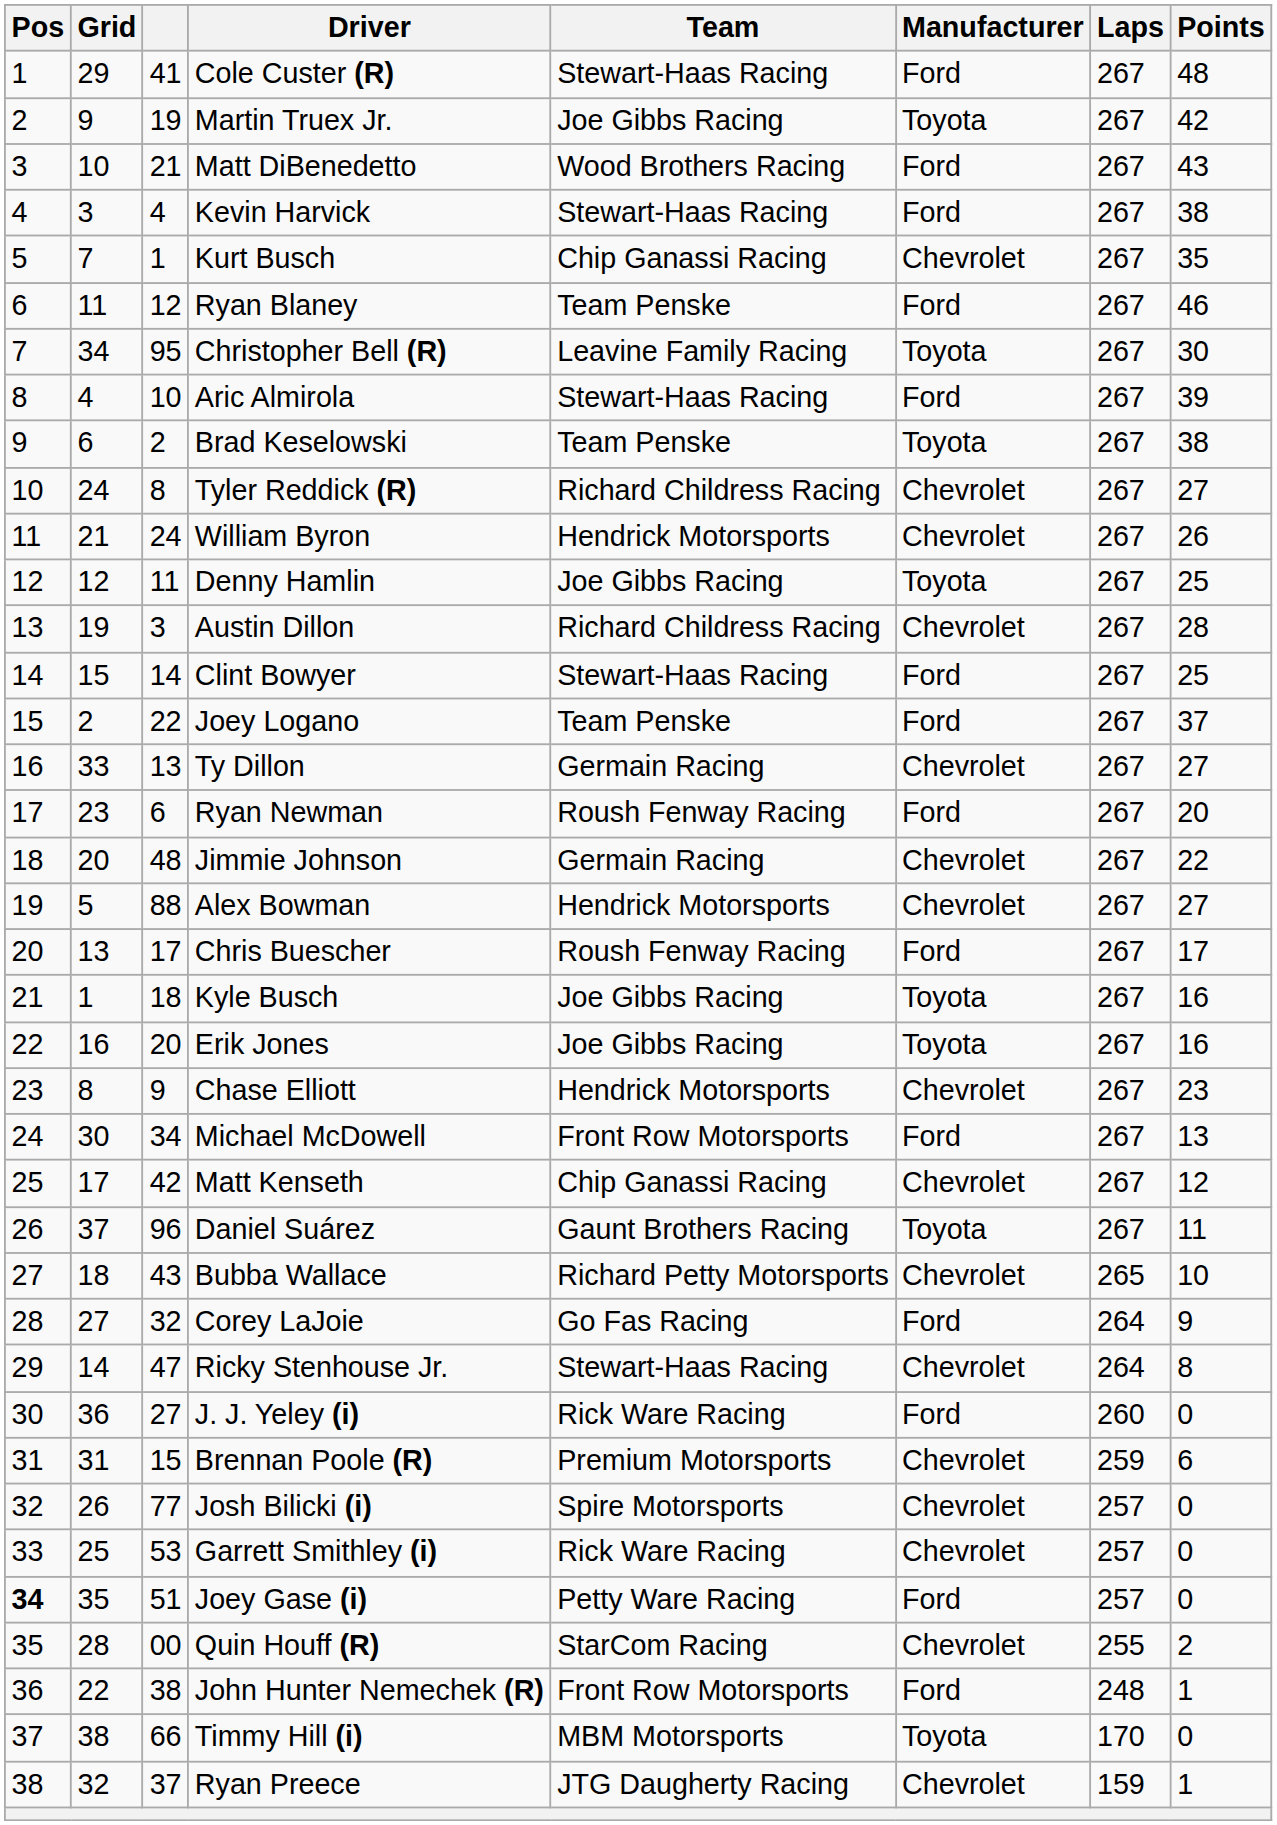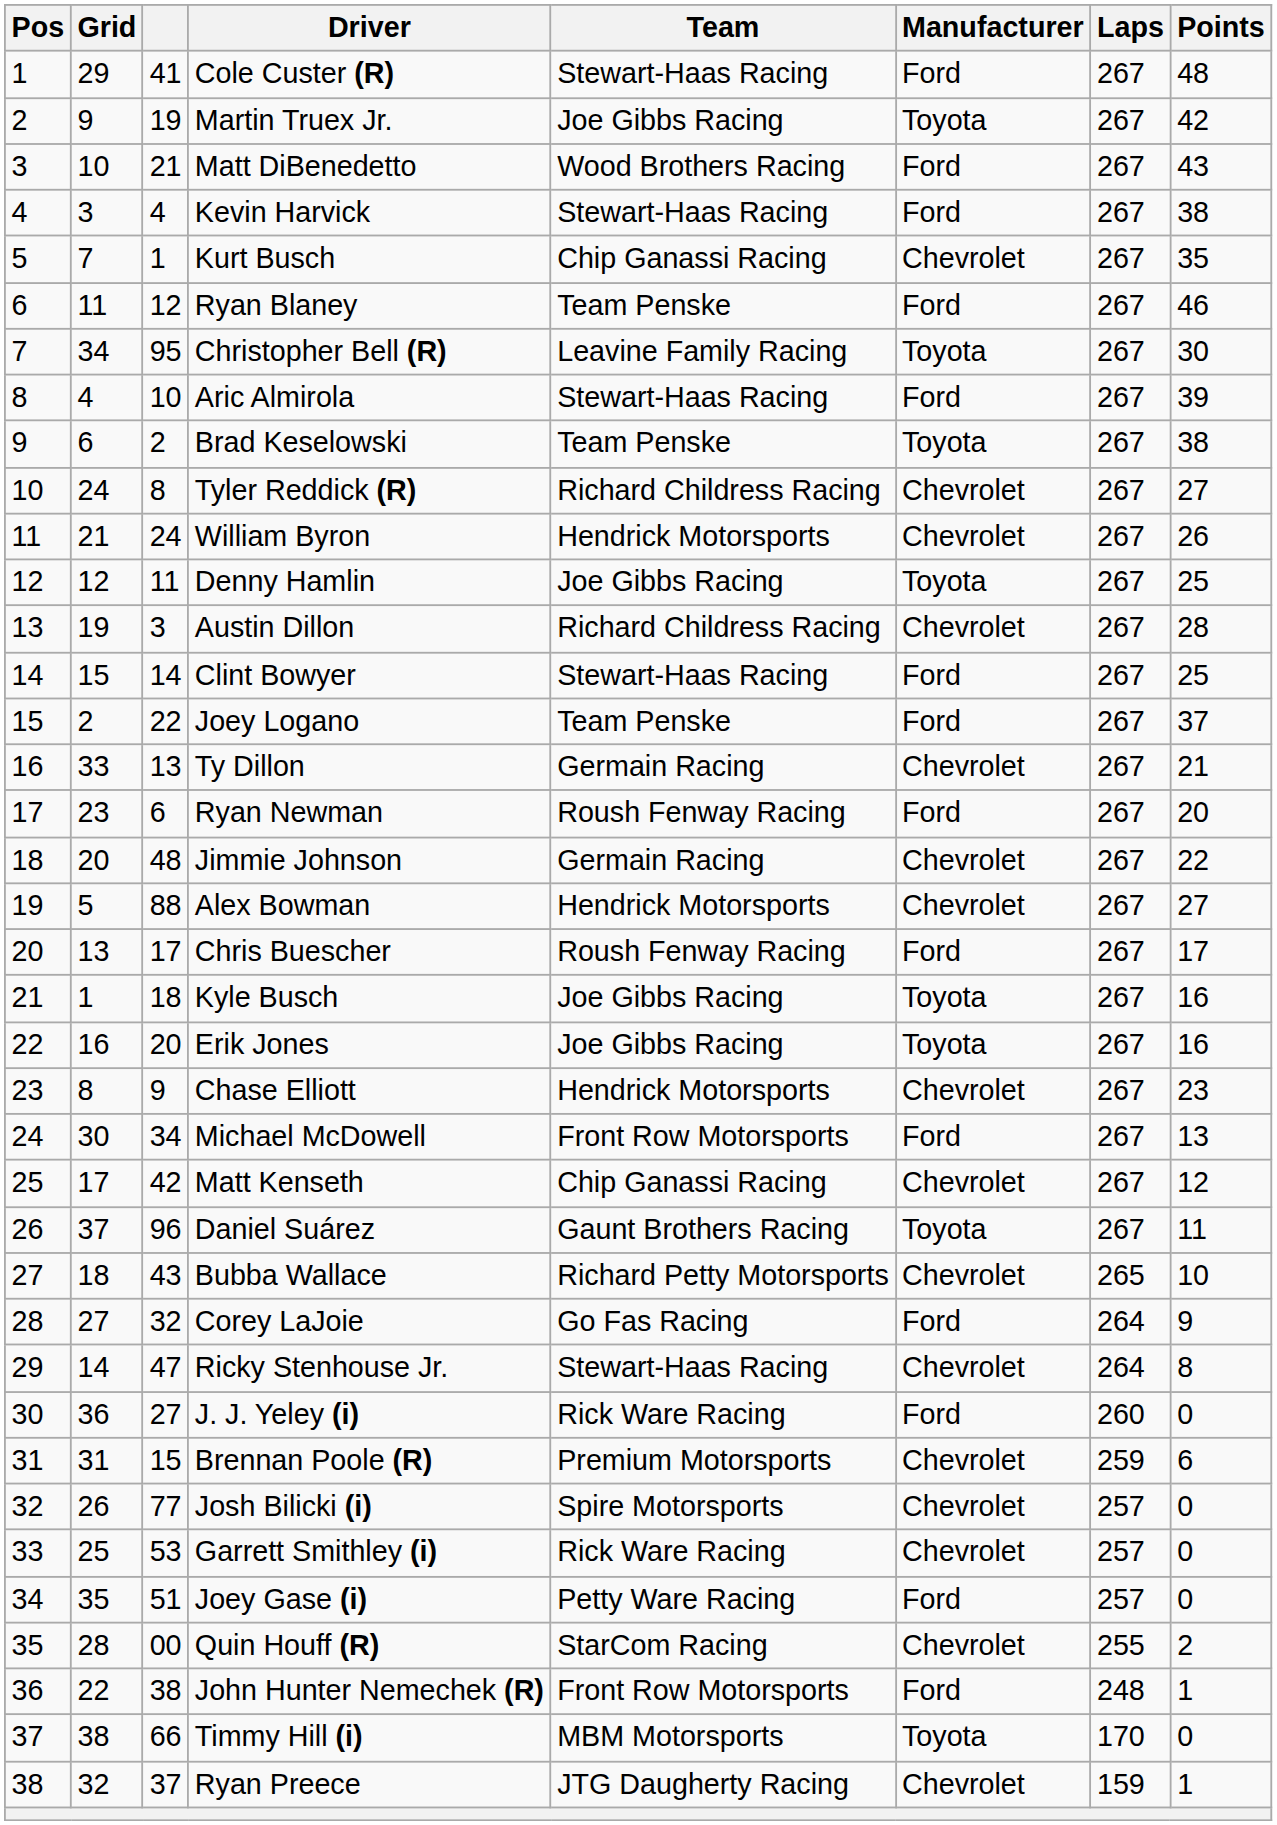(1193, 766) 27 -> (1193, 766) 21
(28, 1598) bold -> (28, 1598) normal
